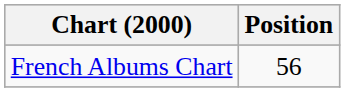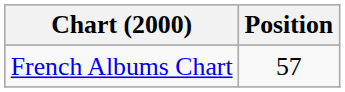(289, 65) 56 -> (289, 65) 57
